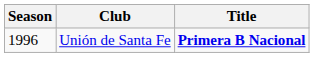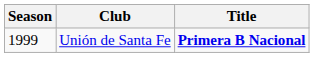(23, 40) 1996 -> (23, 40) 1999
